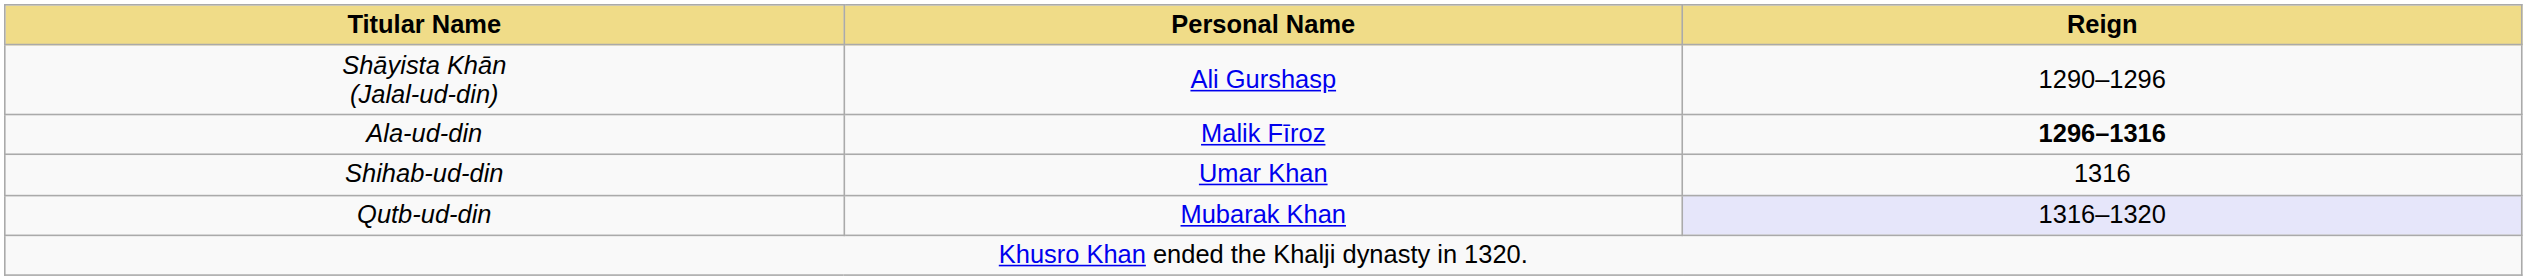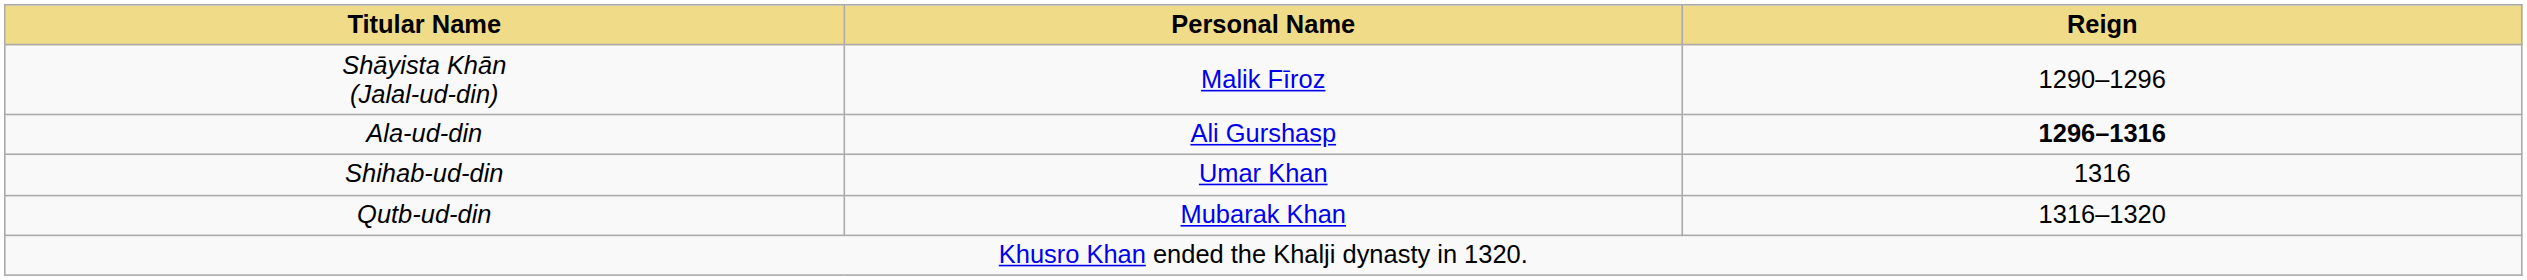(1263, 79) Ali Gurshasp -> (1263, 79) Malik Fīroz
(1263, 133) Malik Fīroz -> (1263, 133) Ali Gurshasp
(2102, 214) lavender background -> (2102, 214) no background
